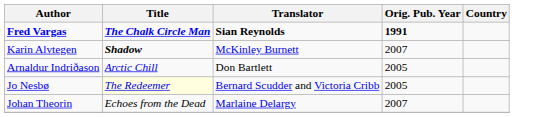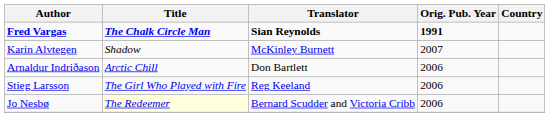(123, 49) bold -> (123, 49) normal
(396, 67) 2005 -> (432, 67) 2006
+ row: (38, 85)
(396, 85) 2005 -> (432, 103) 2006
- row: (40, 103)
